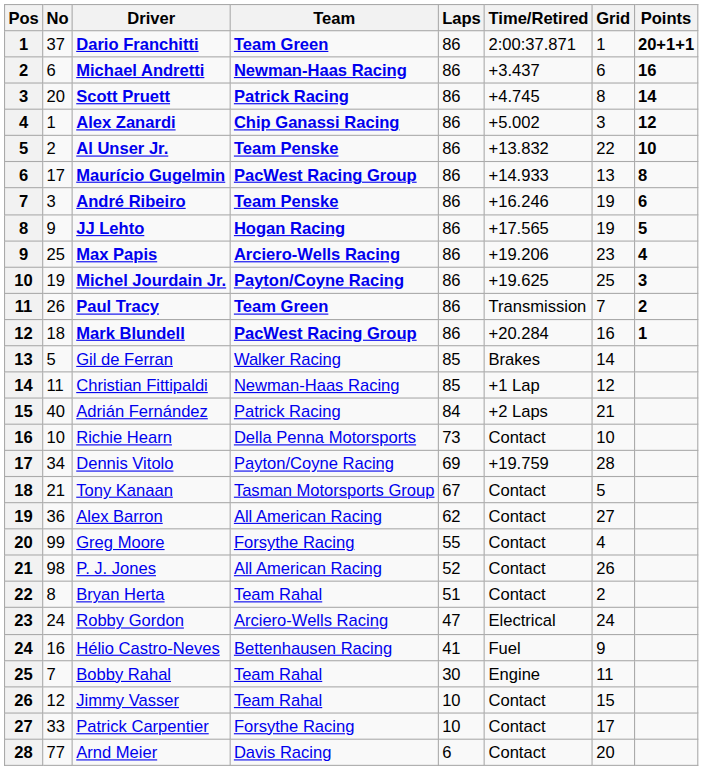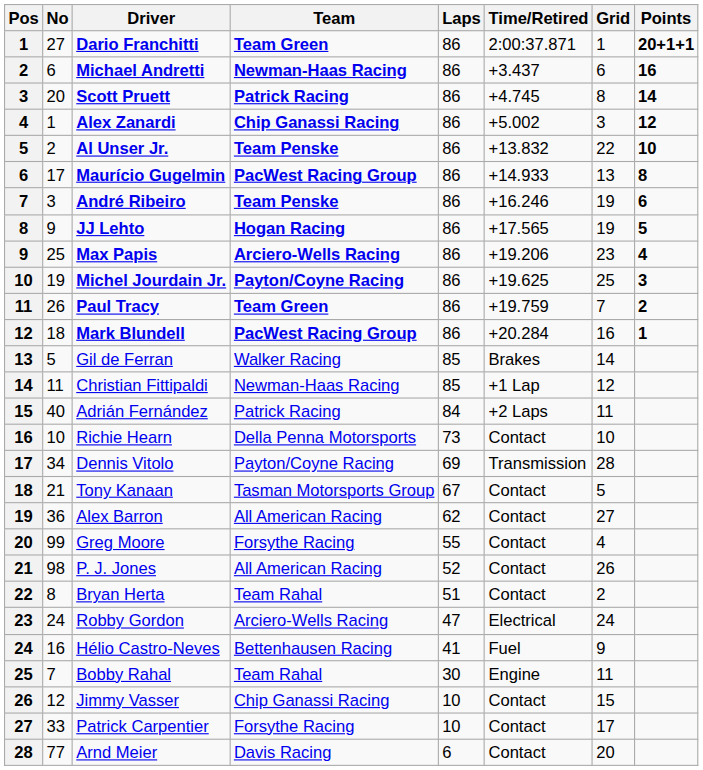(56, 44) 37 -> (56, 44) 27
(537, 306) Transmission -> (519, 306) +19.759
(605, 411) 21 -> (605, 411) 11
(519, 464) +19.759 -> (537, 464) Transmission
(278, 700) Team Rahal -> (312, 700) Chip Ganassi Racing
